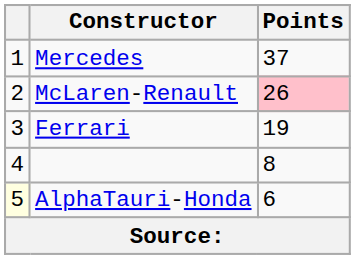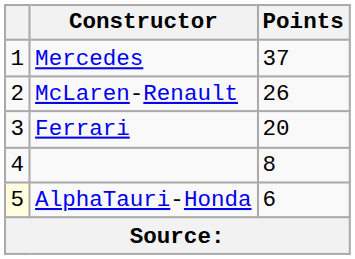(276, 94) pink background -> (276, 94) no background
(276, 129) 19 -> (276, 129) 20
